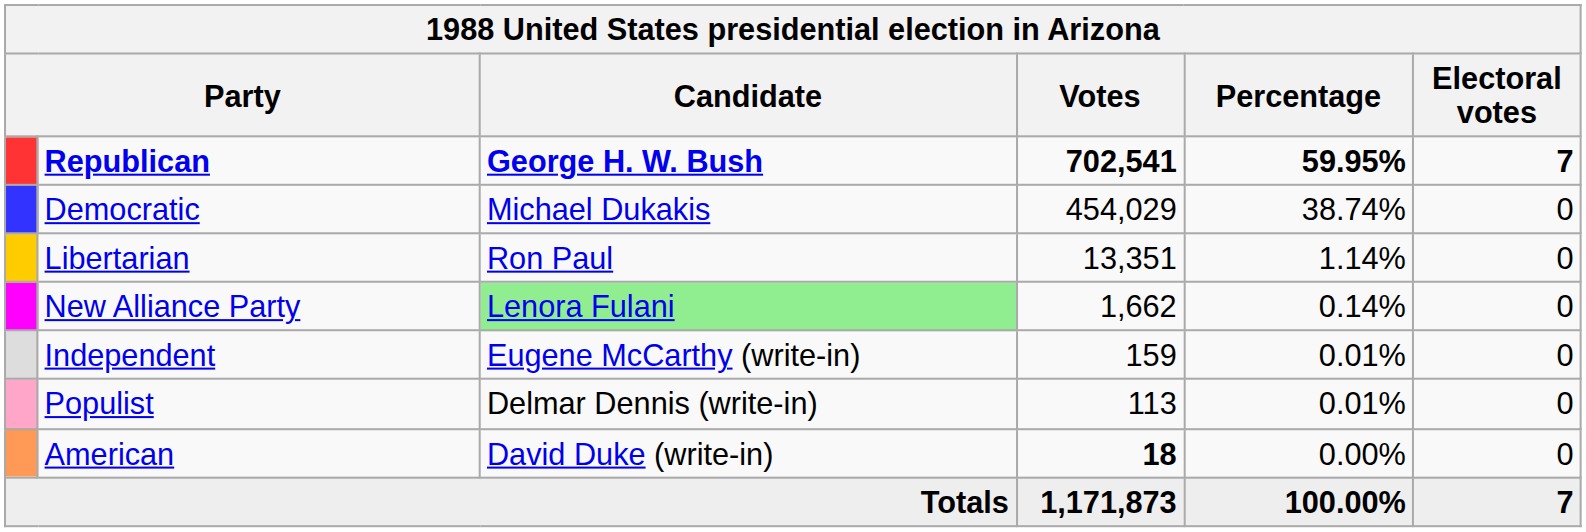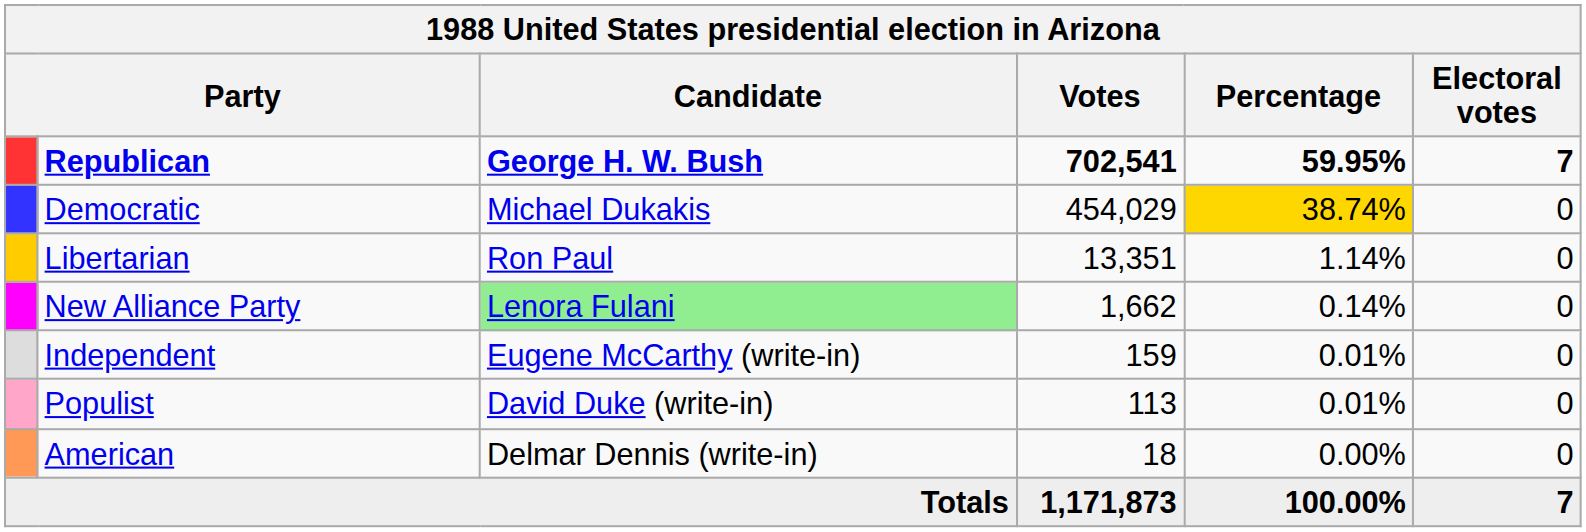(1354, 210) no background -> (1354, 210) gold background
(652, 404) Delmar Dennis (write-in) -> (630, 404) David Duke (write-in)
(630, 453) David Duke (write-in) -> (652, 453) Delmar Dennis (write-in)
(1160, 453) bold -> (1160, 453) normal
